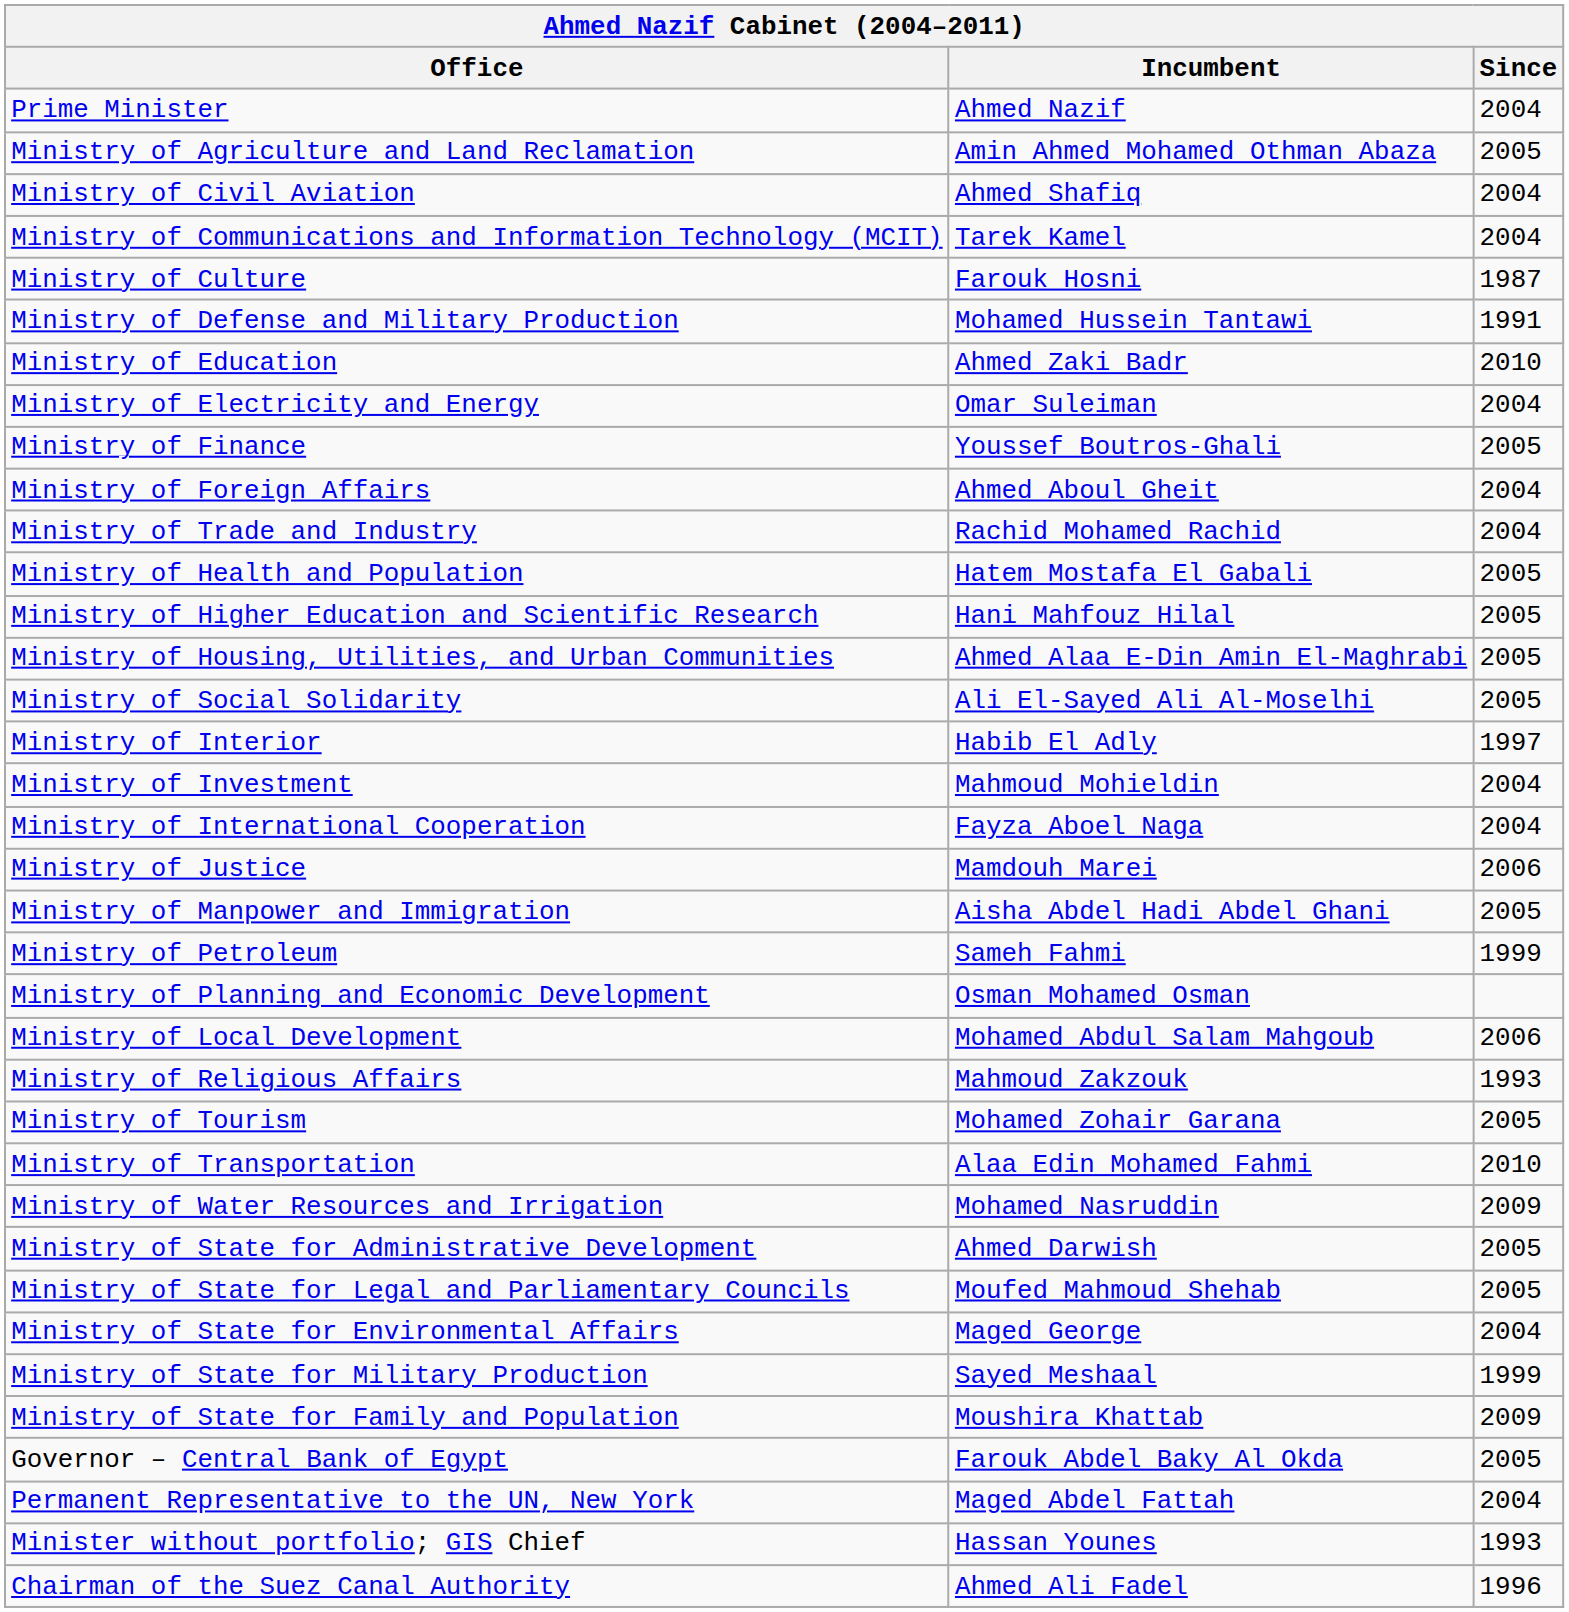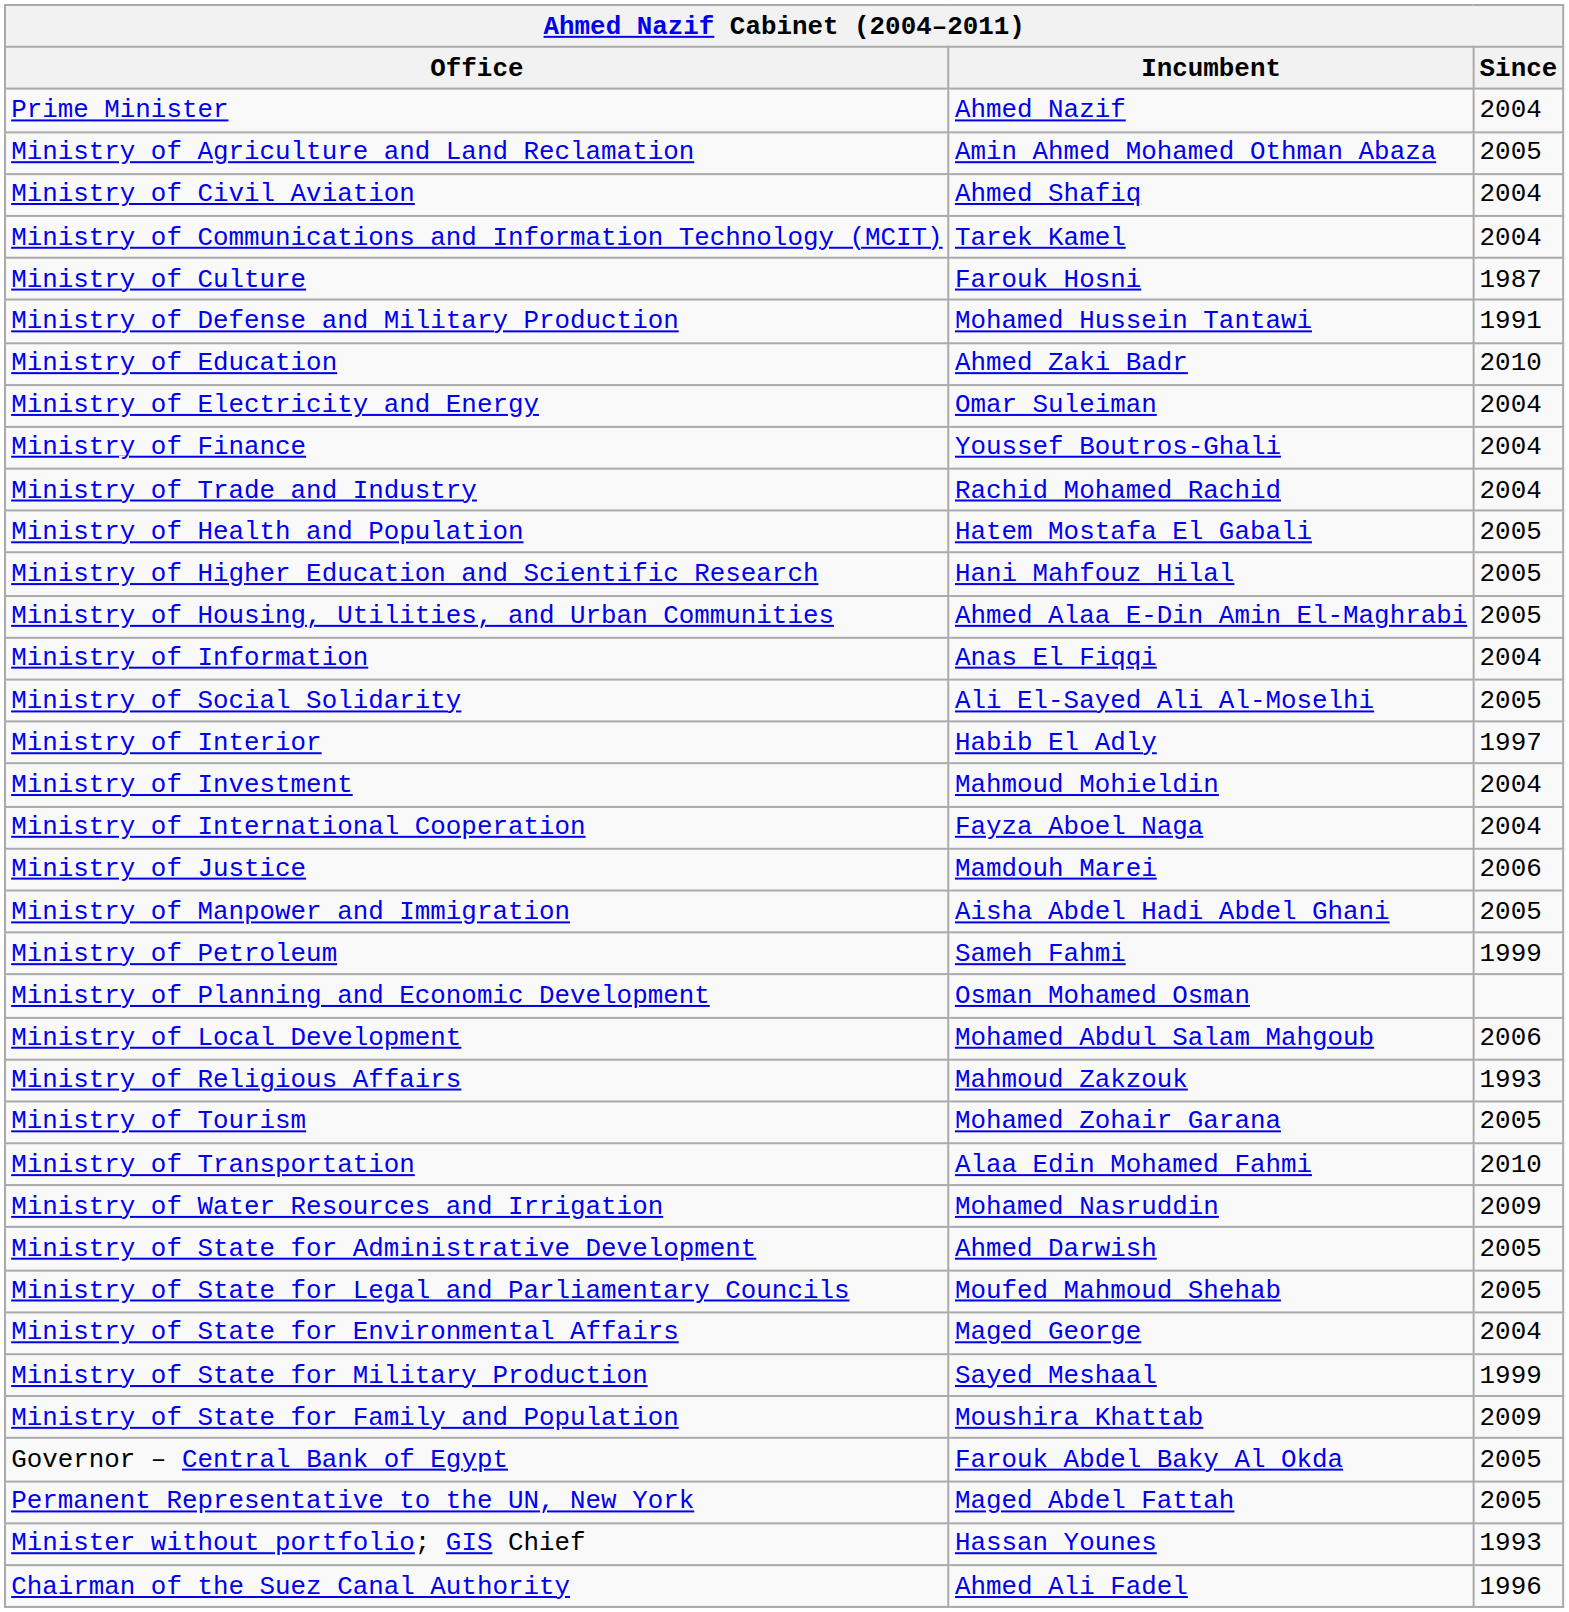(1511, 448) 2005 -> (1511, 448) 2004
- row: (221, 490)
+ row: (190, 659)
(1511, 1502) 2004 -> (1511, 1502) 2005
